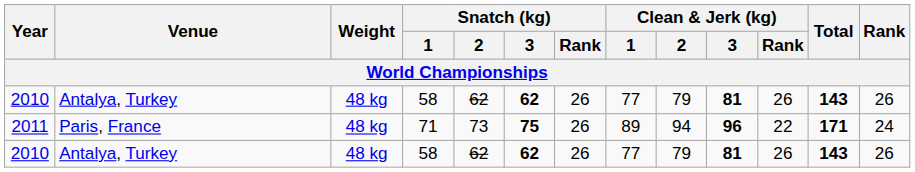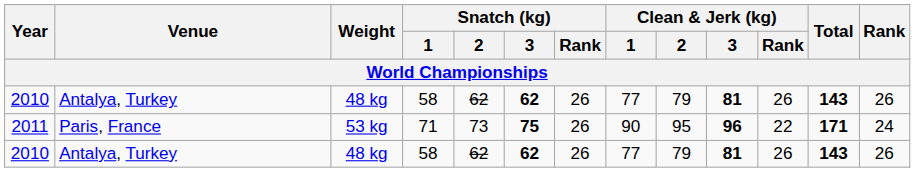(367, 126) 48 kg -> (367, 126) 53 kg
(631, 126) 89 -> (631, 126) 90
(682, 126) 94 -> (682, 126) 95
